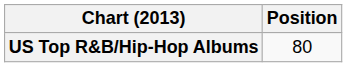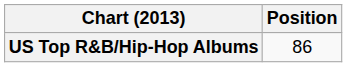(302, 47) 80 -> (302, 47) 86
